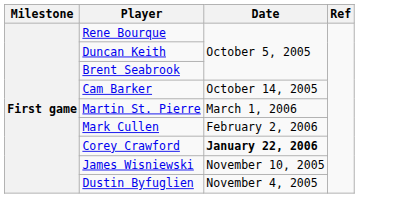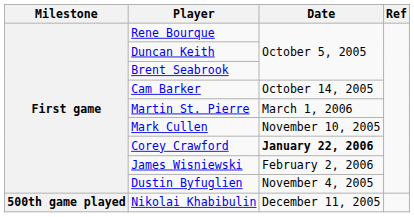(262, 127) February 2, 2006 -> (321, 127) November 10, 2005
(266, 165) November 10, 2005 -> (318, 165) February 2, 2006
+ row: (194, 202)
